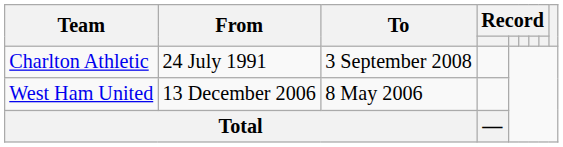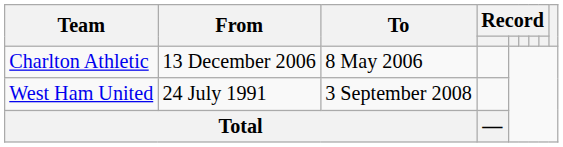(215, 61) 24 July 1991 -> (239, 61) 13 December 2006
(399, 61) 3 September 2008 -> (374, 61) 8 May 2006
(239, 93) 13 December 2006 -> (215, 93) 24 July 1991
(374, 93) 8 May 2006 -> (399, 93) 3 September 2008
